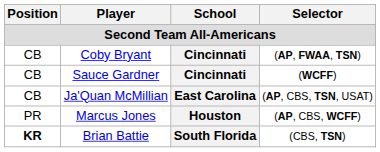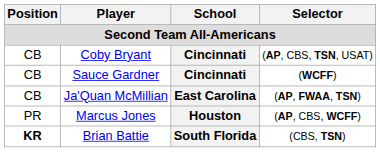(318, 56) (AP, FWAA, TSN) -> (318, 56) (AP, CBS, TSN, USAT)
(318, 96) (AP, CBS, TSN, USAT) -> (318, 96) (AP, FWAA, TSN)
